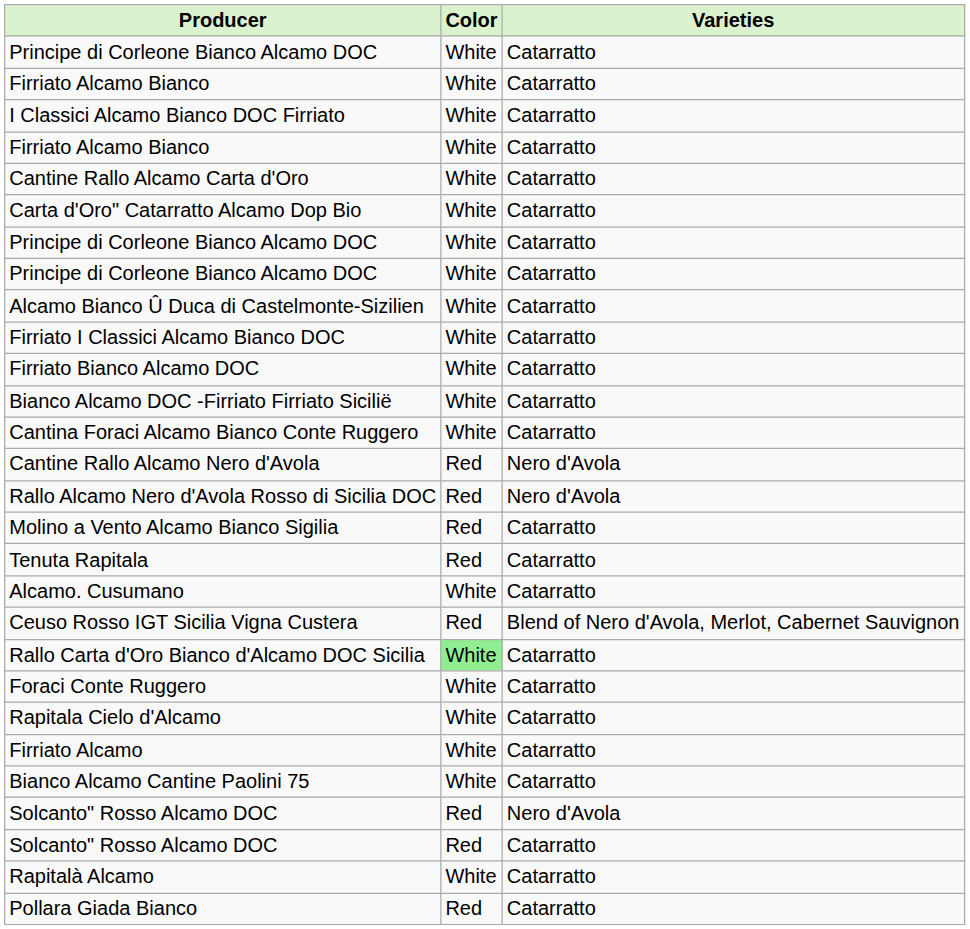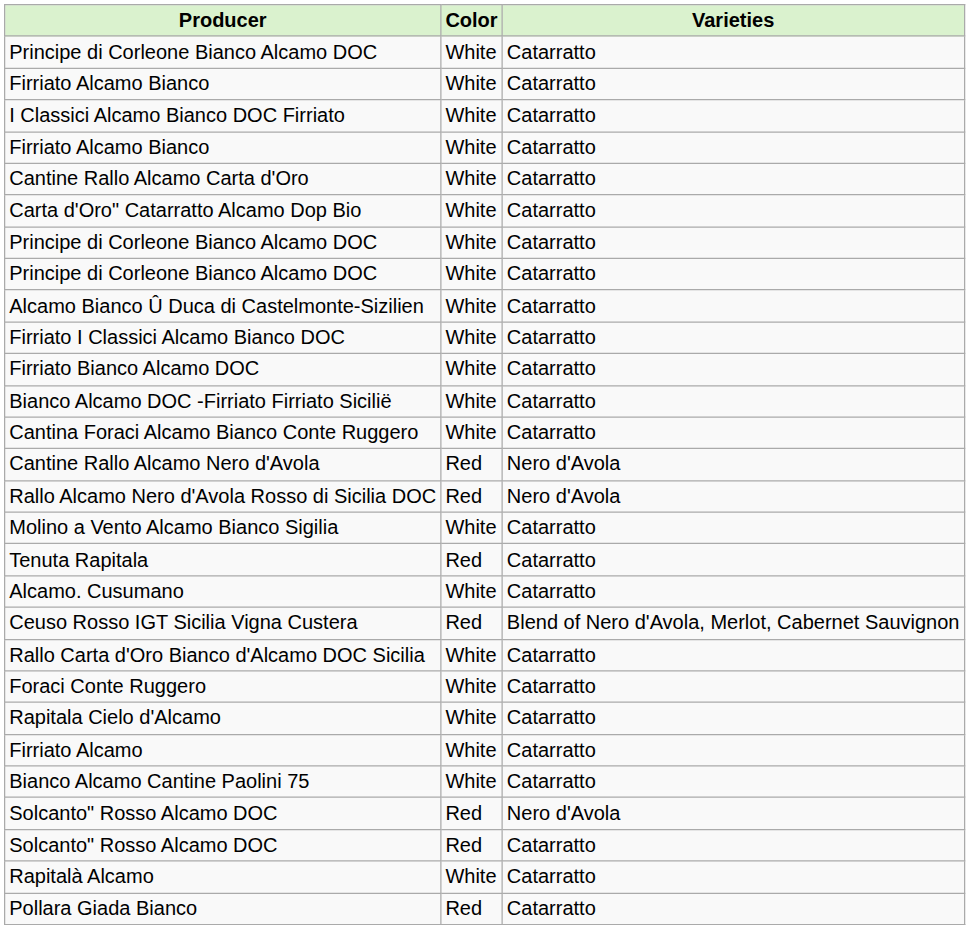(464, 527) Red -> (471, 527) White
(471, 654) lightgreen background -> (471, 654) no background
